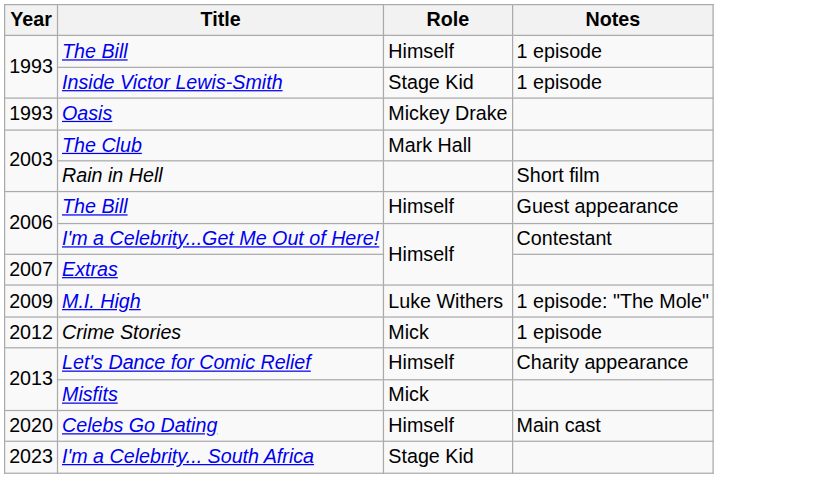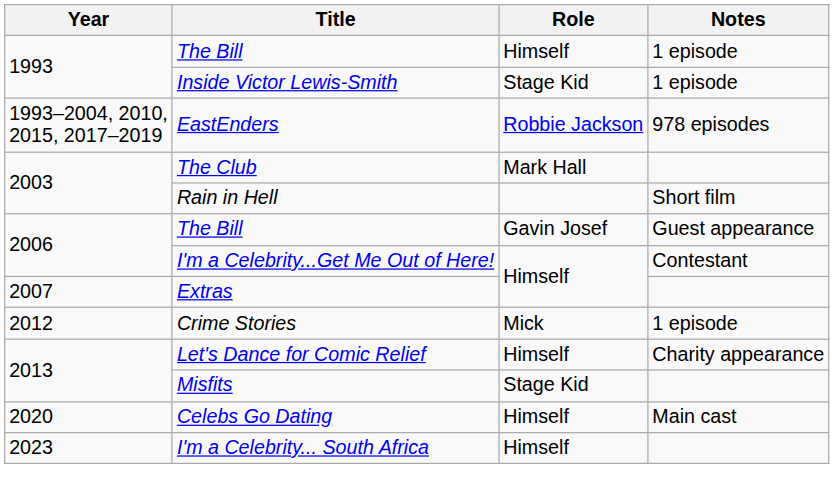- row: (31, 113)
+ row: (88, 124)
(421, 207) Himself -> (555, 229) Gavin Josef
- row: (31, 301)
(409, 394) Mick -> (546, 385) Stage Kid
(431, 457) Stage Kid -> (536, 447) Himself
